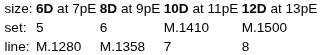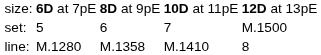(186, 27) M.1410 -> (167, 27) 7
(167, 46) 7 -> (186, 46) M.1410
